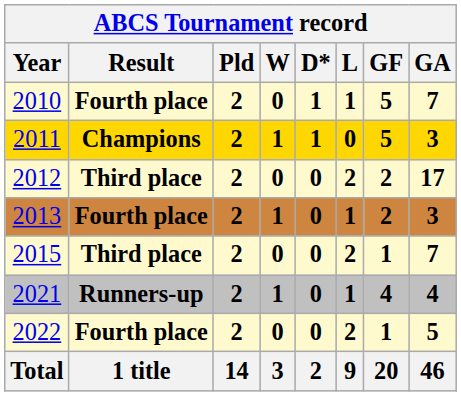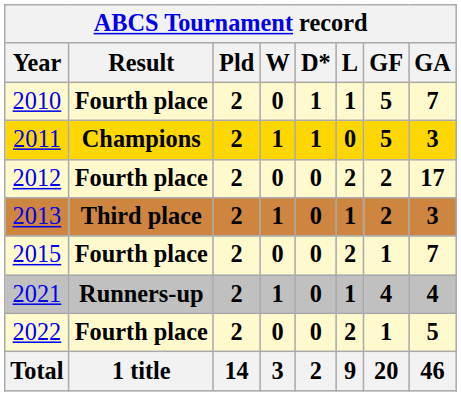(141, 178) Third place -> (141, 178) Fourth place
(141, 216) Fourth place -> (141, 216) Third place
(141, 255) Third place -> (141, 255) Fourth place
